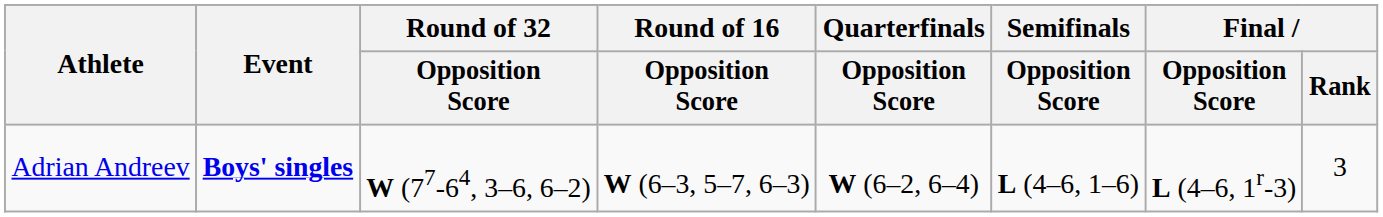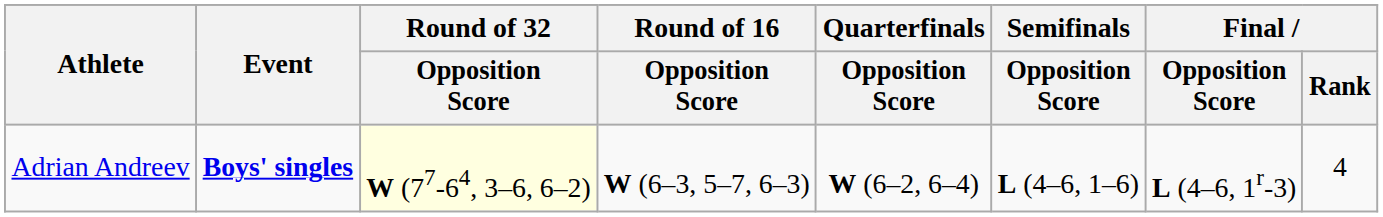(478, 184) no background -> (478, 184) lightyellow background
(1340, 167) 3 -> (1340, 167) 4
